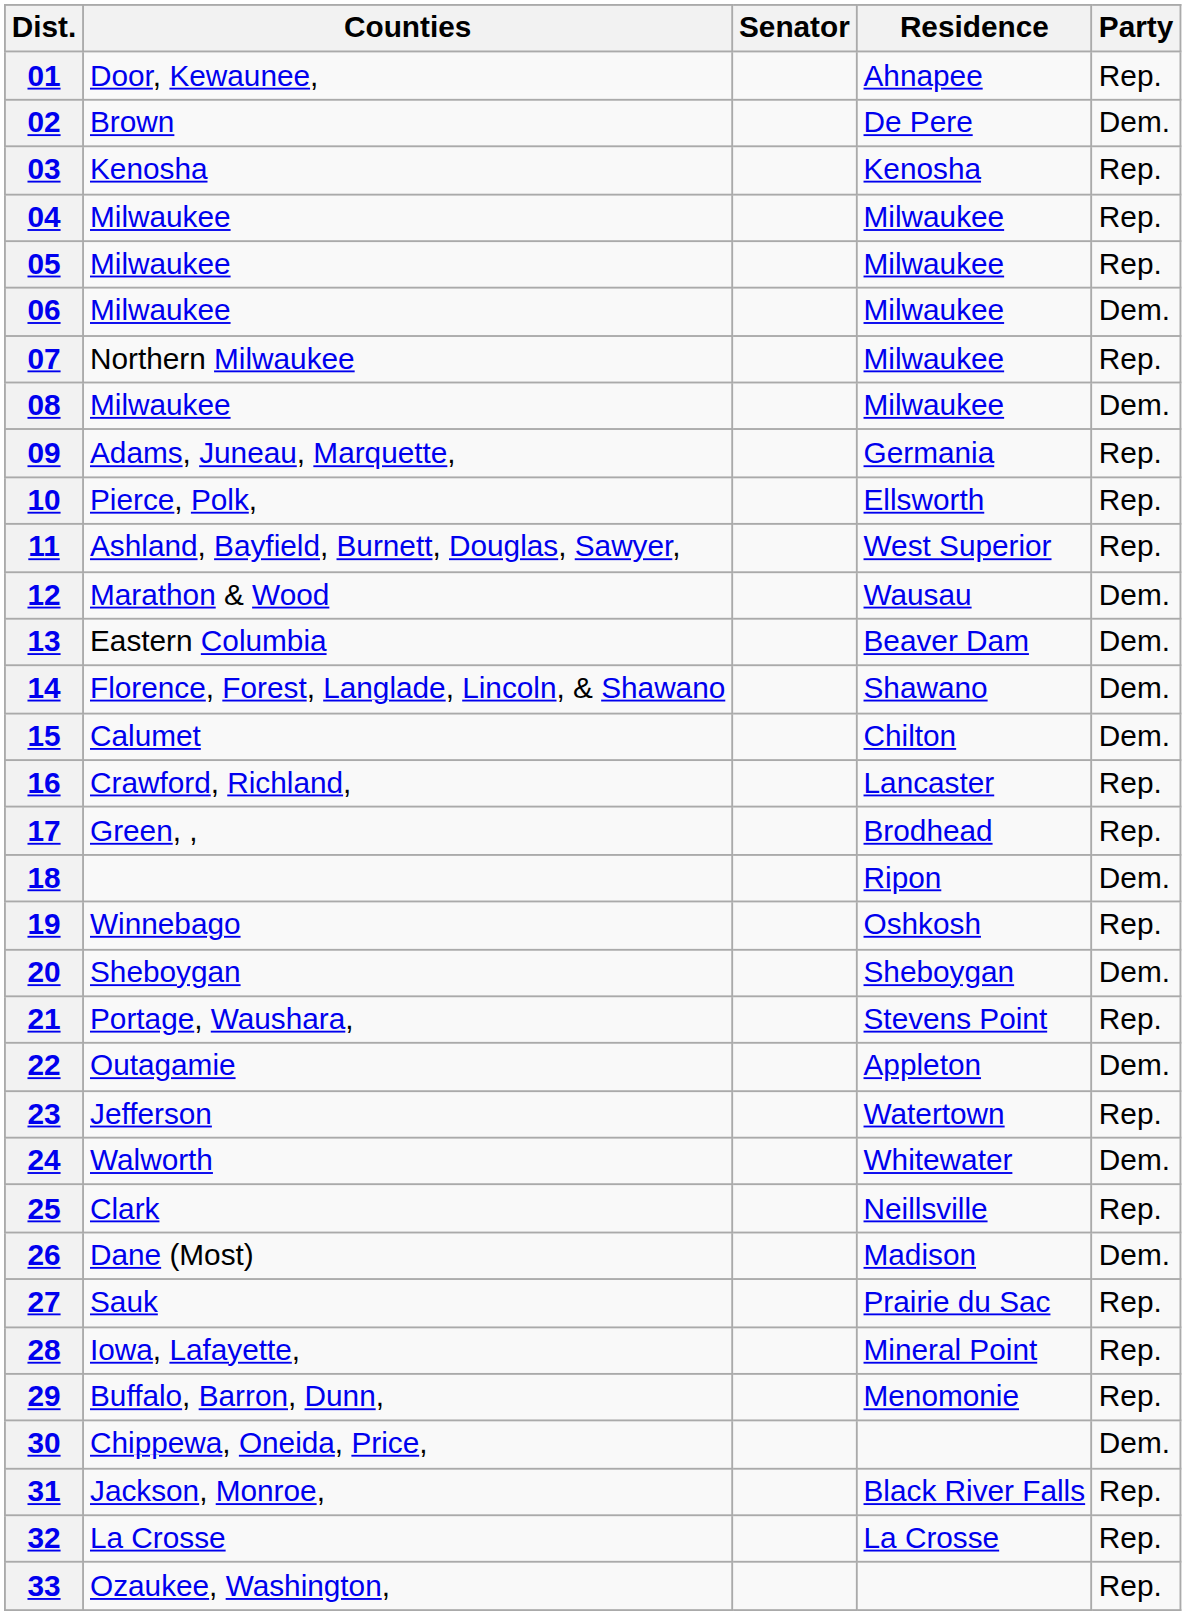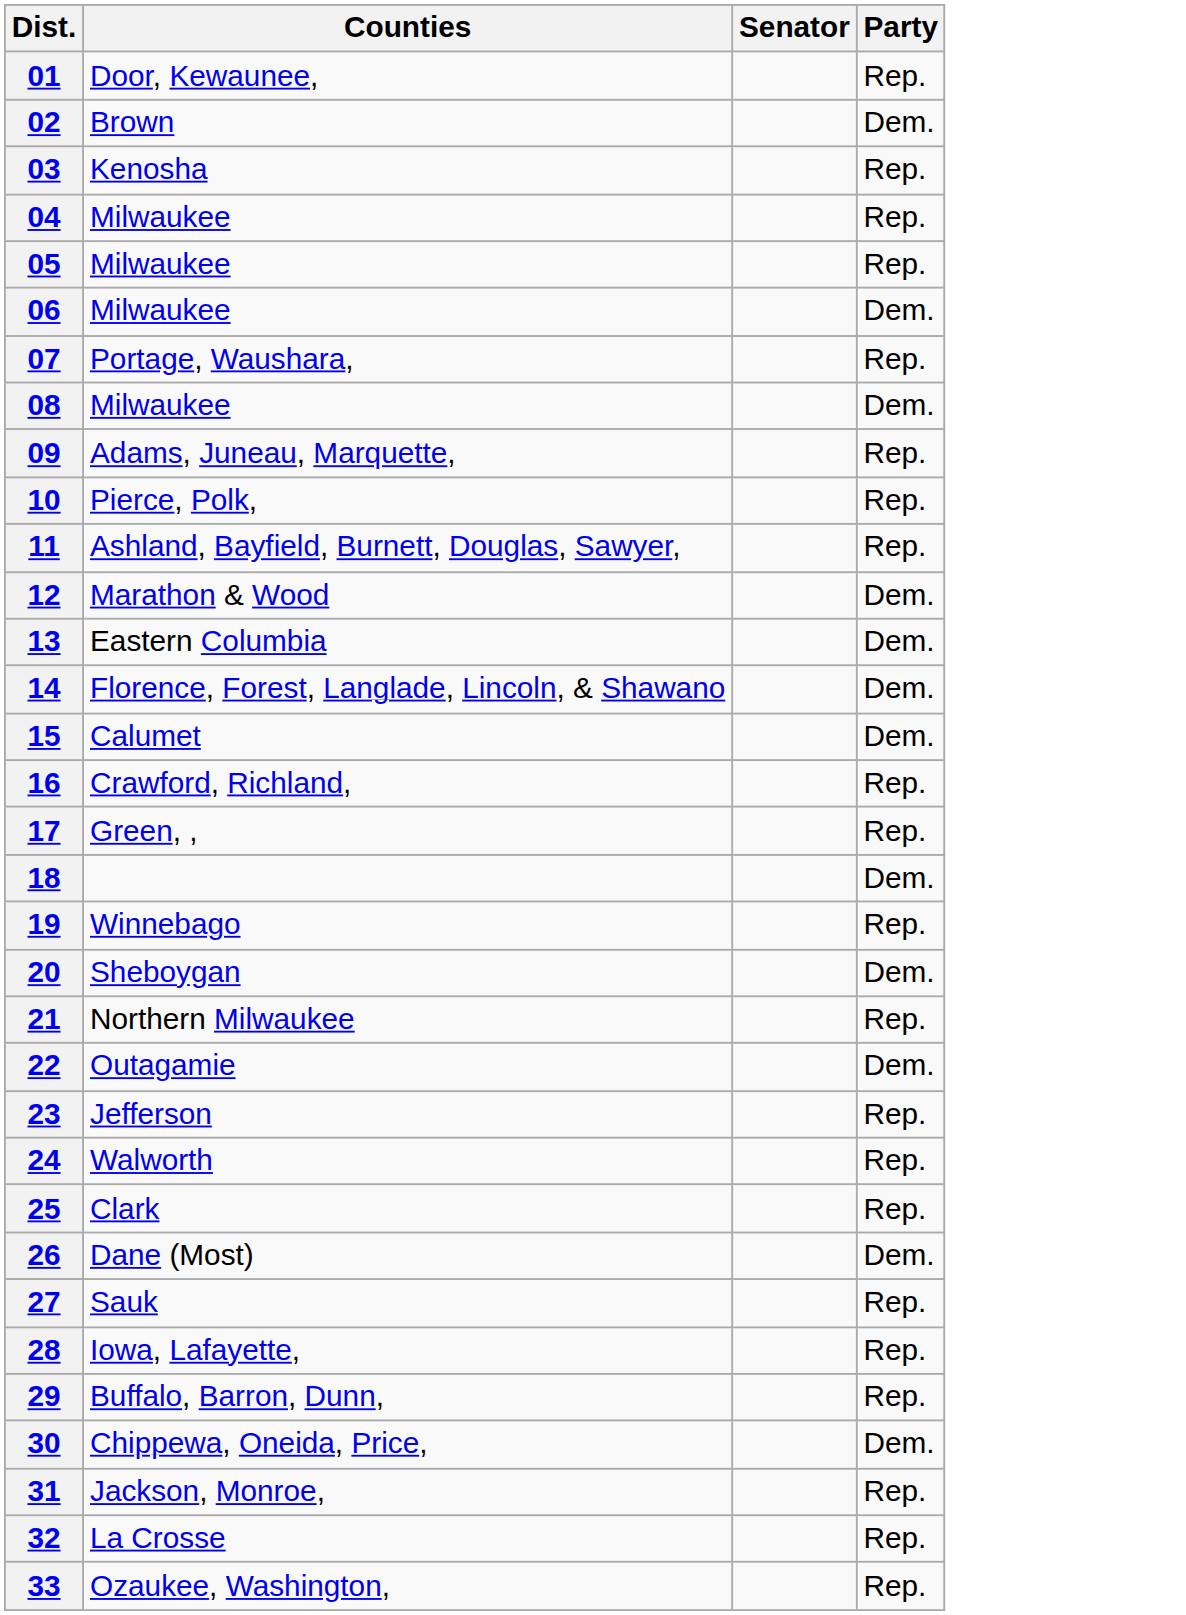- column: (974, 28)
(222, 358) Northern Milwaukee -> (222, 358) Portage, Waushara,
(222, 1019) Portage, Waushara, -> (222, 1019) Northern Milwaukee
(1134, 1160) Dem. -> (895, 1160) Rep.
